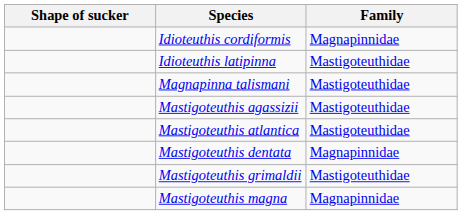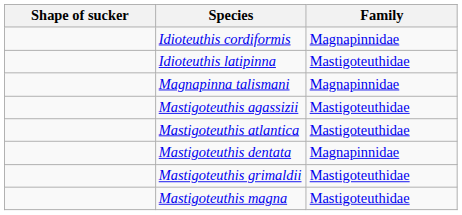(360, 84) Mastigoteuthidae -> (354, 84) Magnapinnidae
(354, 198) Magnapinnidae -> (360, 198) Mastigoteuthidae
